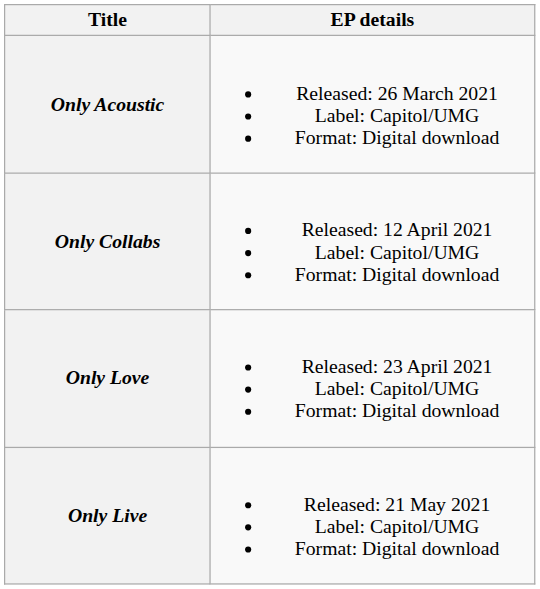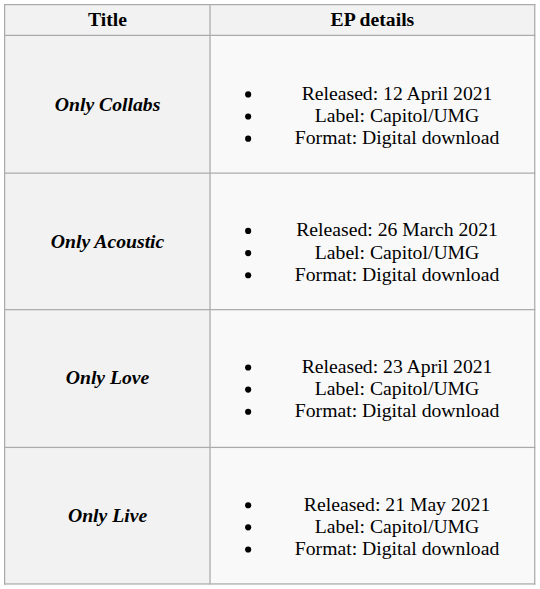rows swapped: (108, 104) <-> (108, 241)
